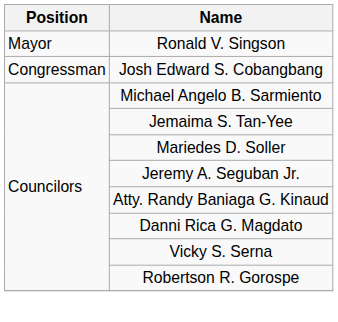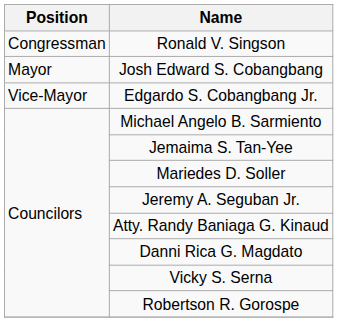(30, 43) Mayor -> (57, 43) Congressman
(57, 70) Congressman -> (30, 70) Mayor
+ row: (221, 96)
